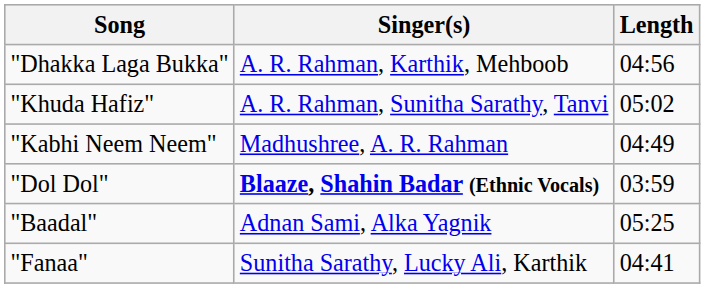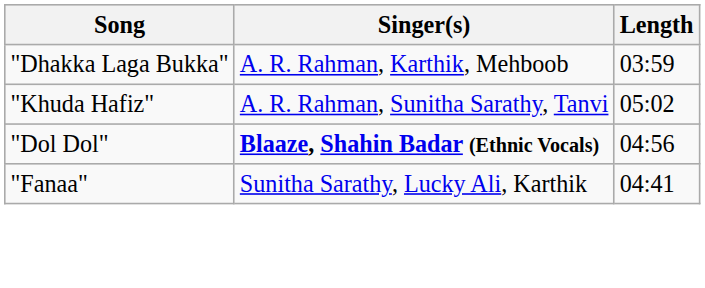(647, 64) 04:56 -> (647, 64) 03:59
- row: (113, 144)
(647, 184) 03:59 -> (647, 144) 04:56
- row: (54, 223)
